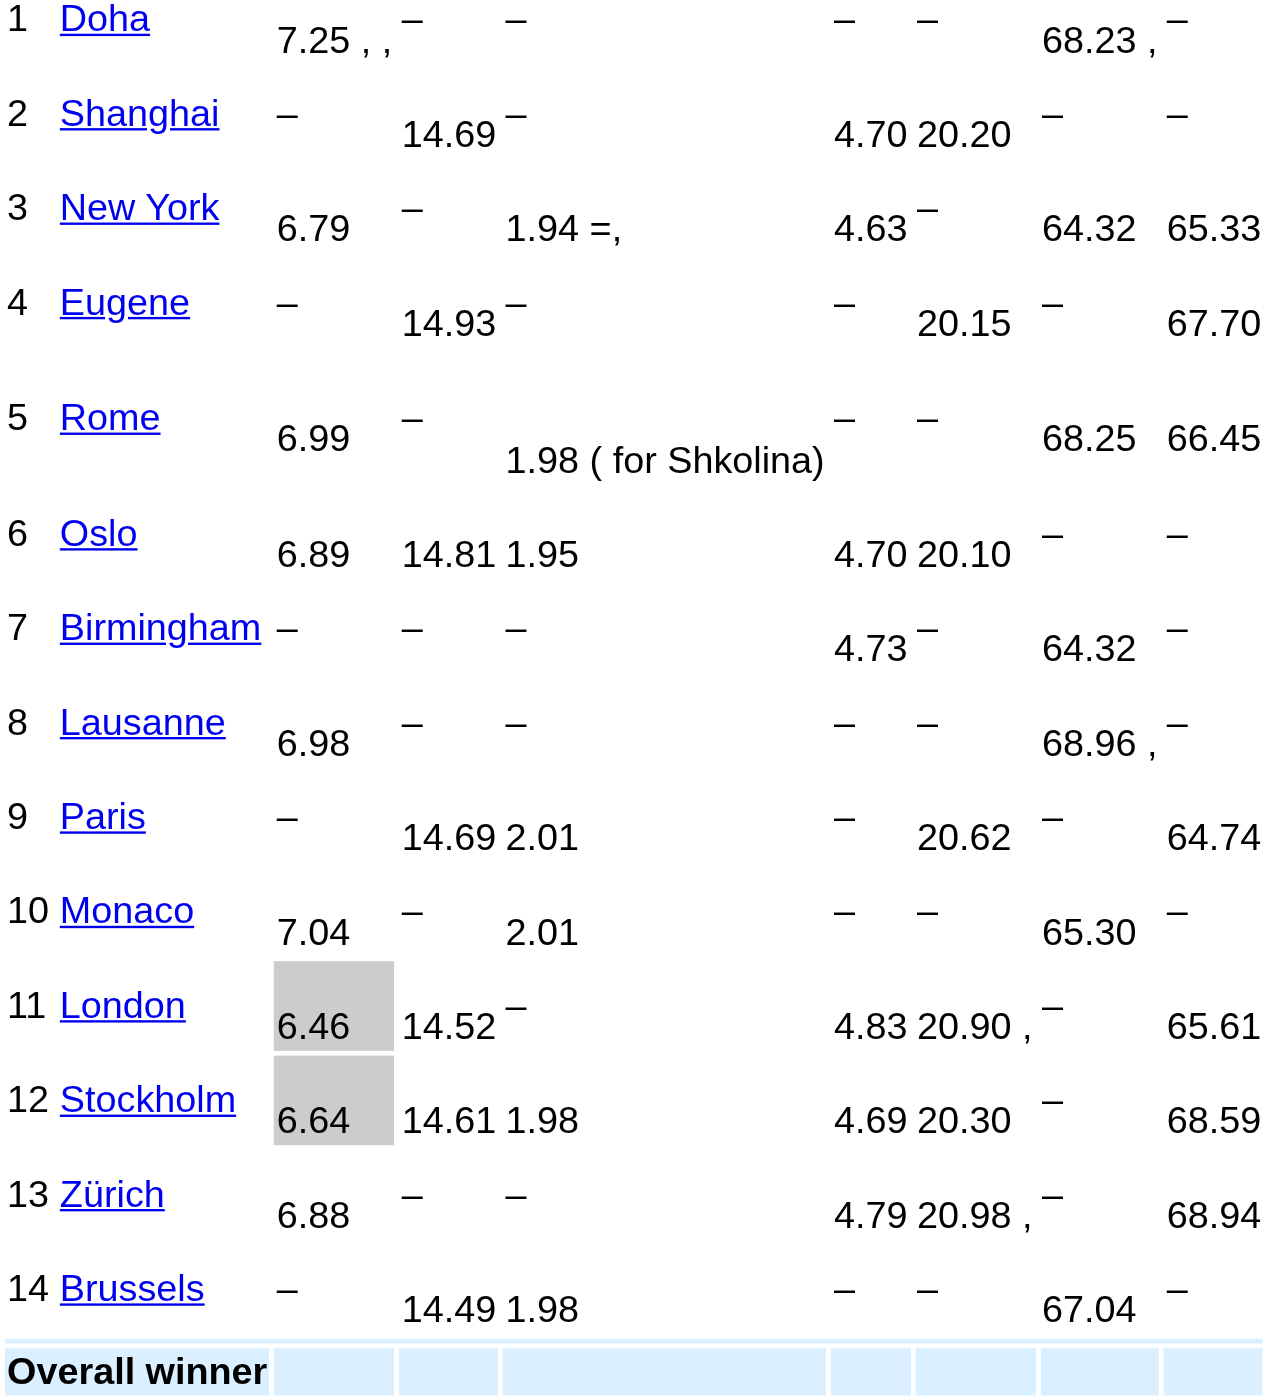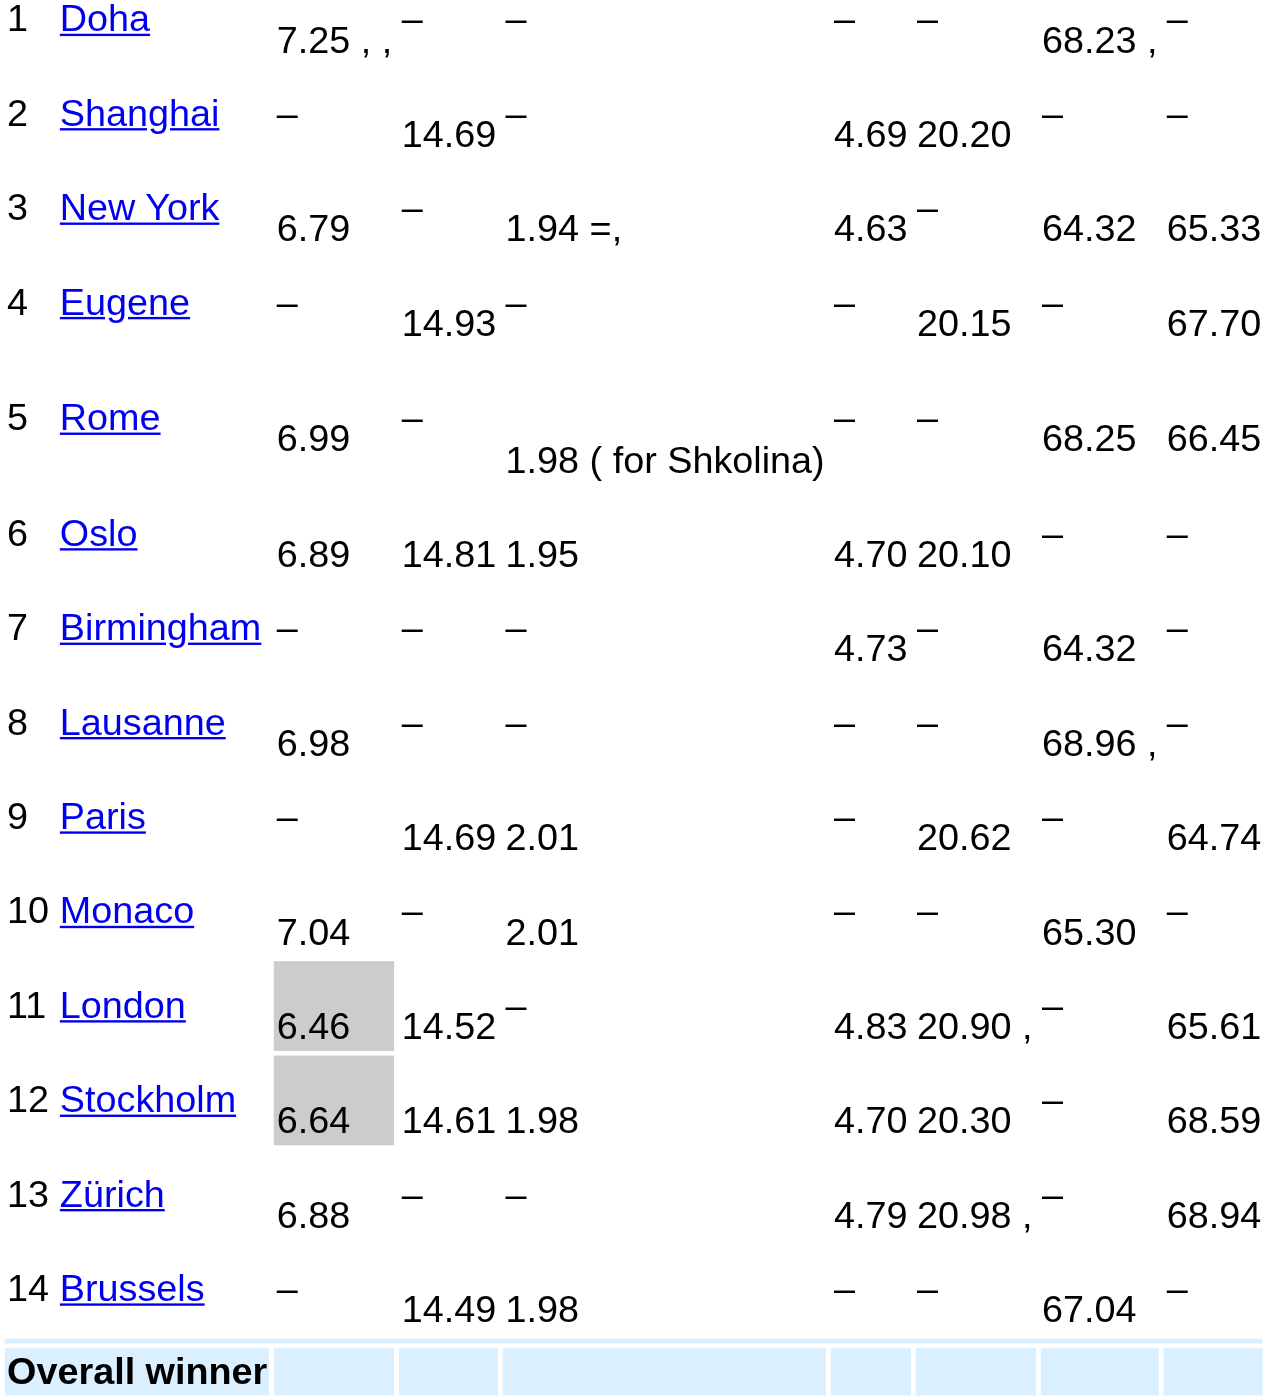(871, 134) 4.70 -> (871, 134) 4.69
(871, 1120) 4.69 -> (871, 1120) 4.70
